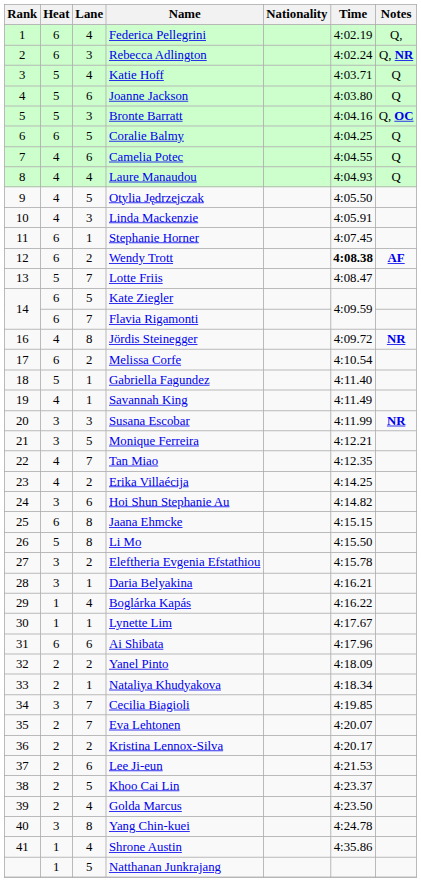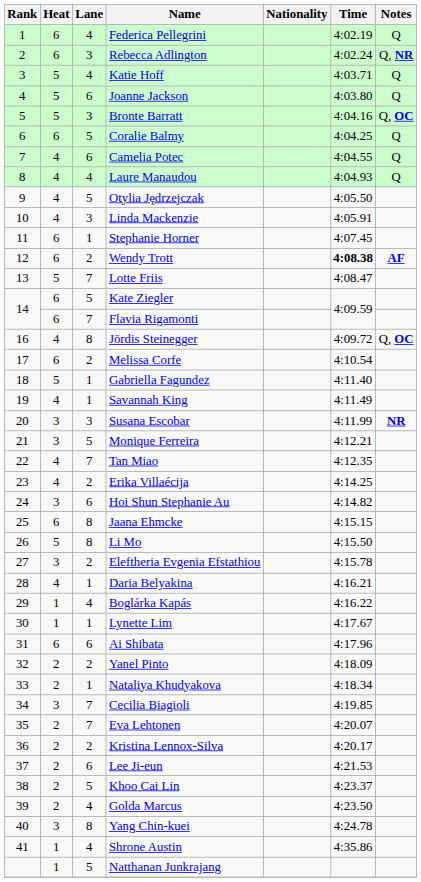(396, 34) Q, -> (396, 34) Q
(396, 339) NR -> (396, 339) Q, OC
(56, 583) 3 -> (56, 583) 4
